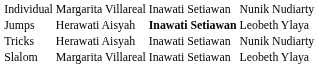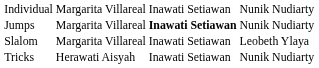(95, 25) Herawati Aisyah -> (101, 25) Margarita Villareal
(274, 25) Leobeth Ylaya -> (277, 25) Nunik Nudiarty
rows swapped: (19, 41) <-> (21, 57)
